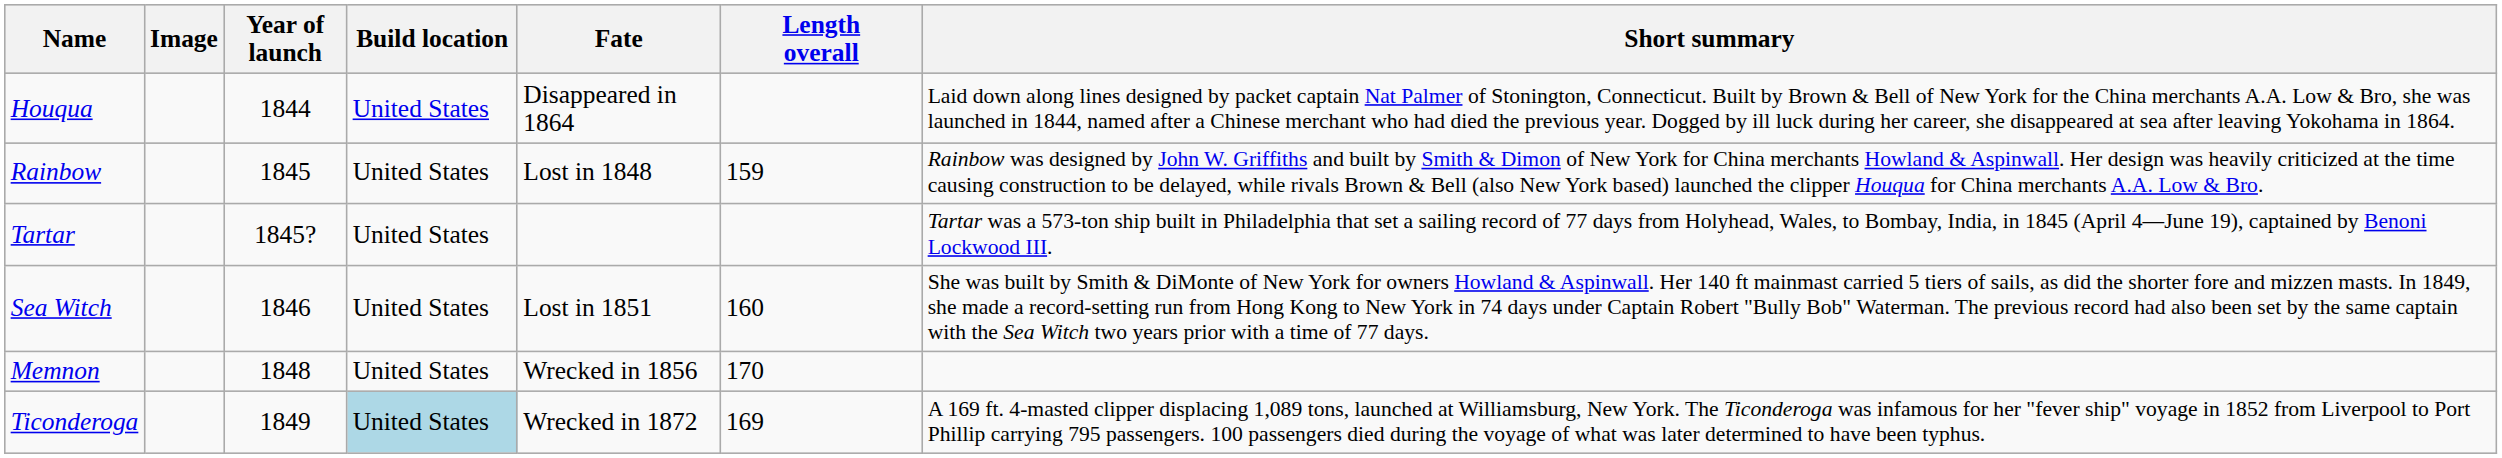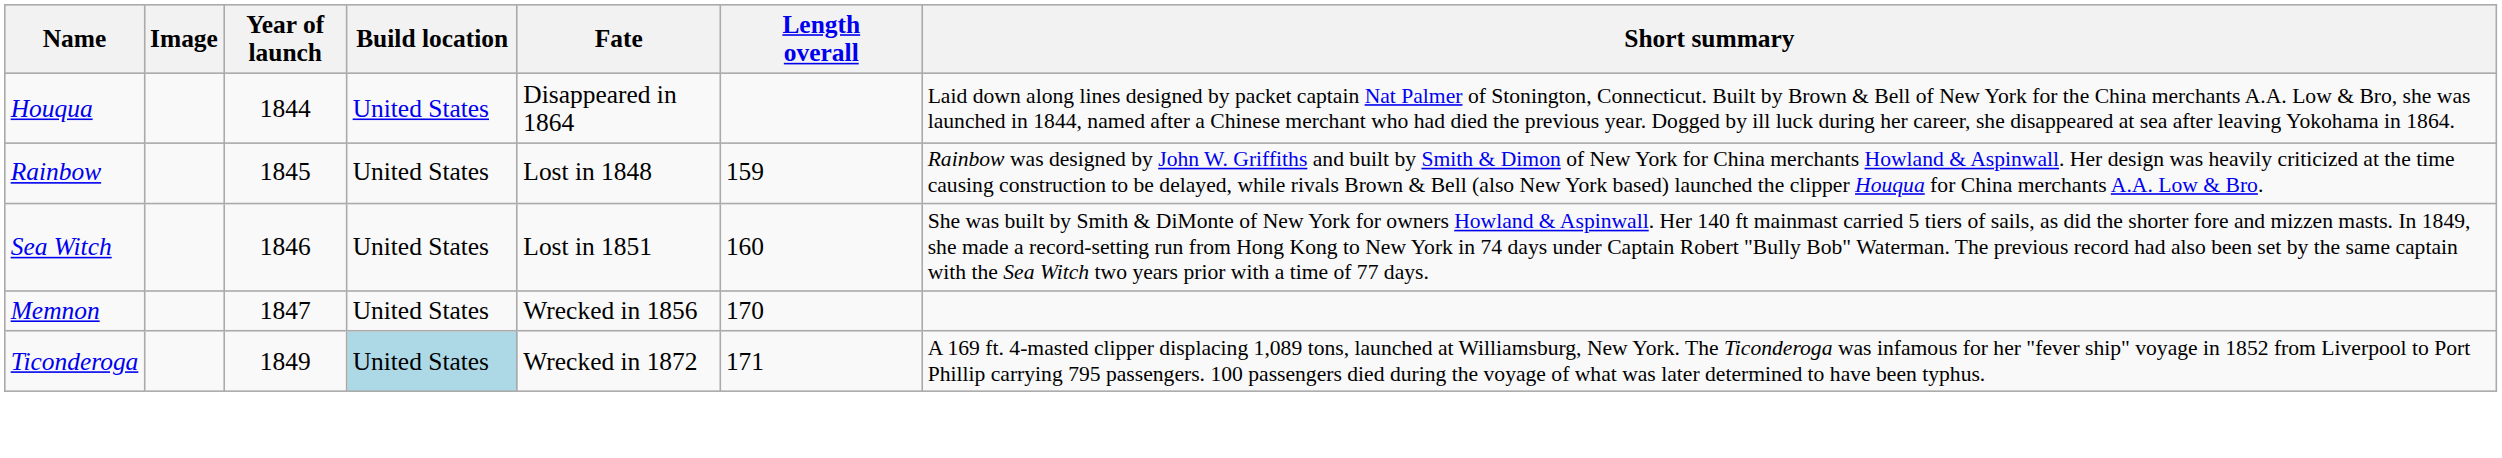- row: (43, 234)
(285, 371) 1848 -> (285, 310) 1847
(745, 422) 169 -> (745, 361) 171
